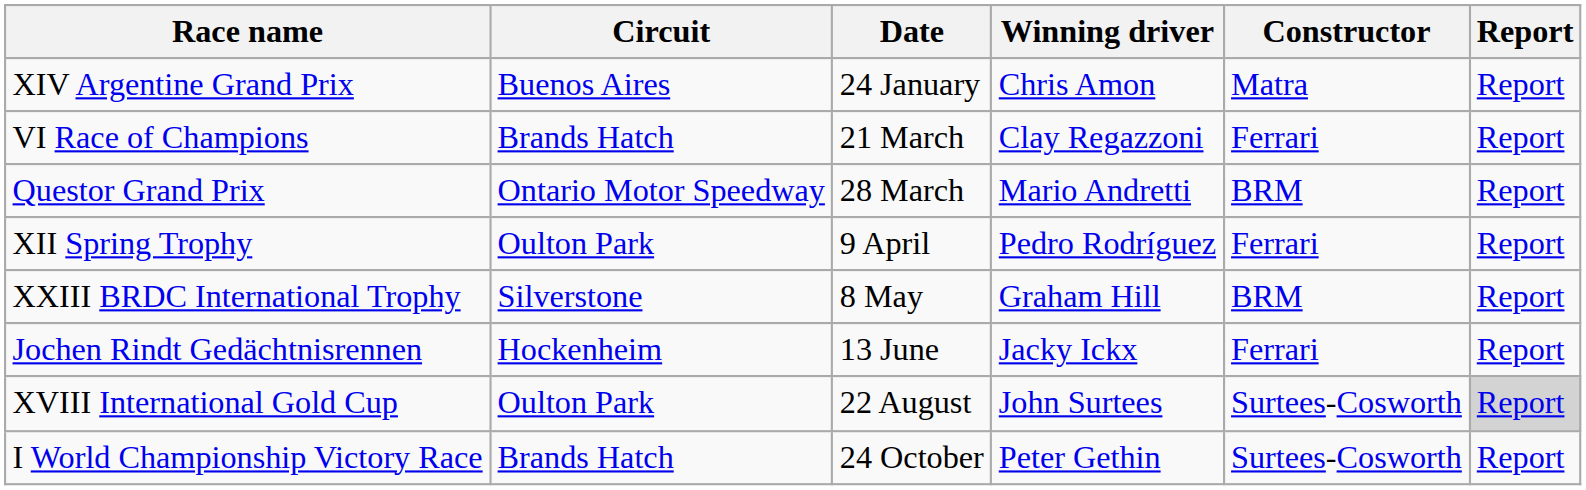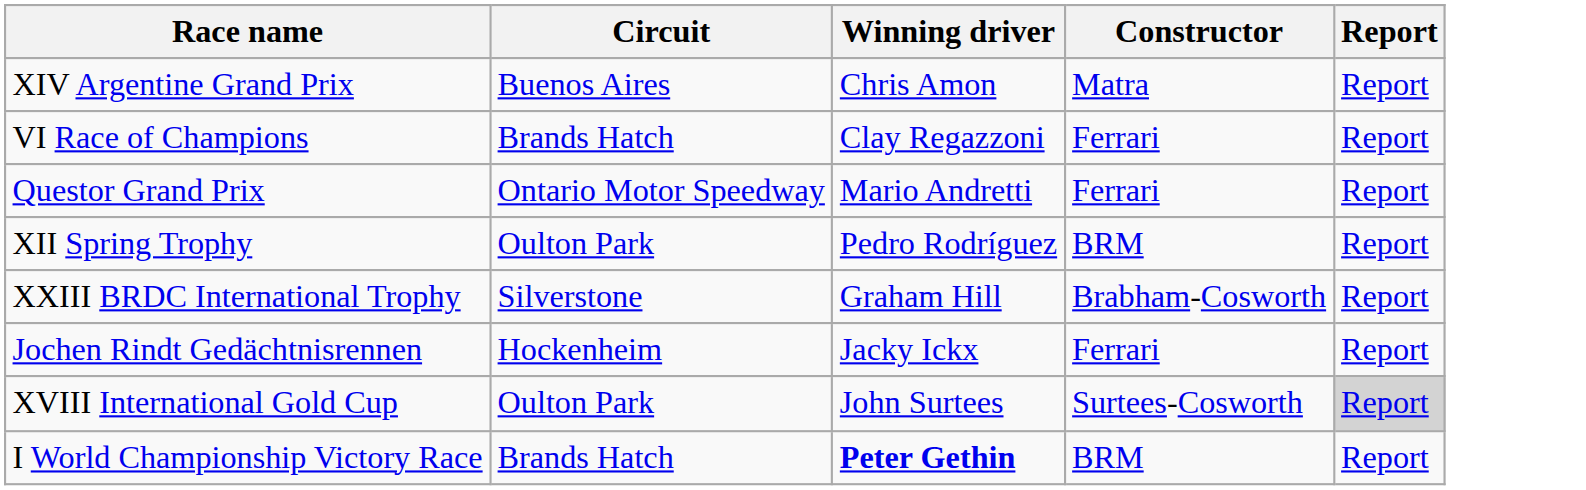- column: (912, 31)
(1267, 190) BRM -> (1116, 190) Ferrari
(1275, 243) Ferrari -> (1108, 243) BRM
(1267, 296) BRM -> (1199, 296) Brabham-Cosworth
(1080, 456) normal -> (928, 456) bold
(1346, 456) Surtees-Cosworth -> (1108, 456) BRM
